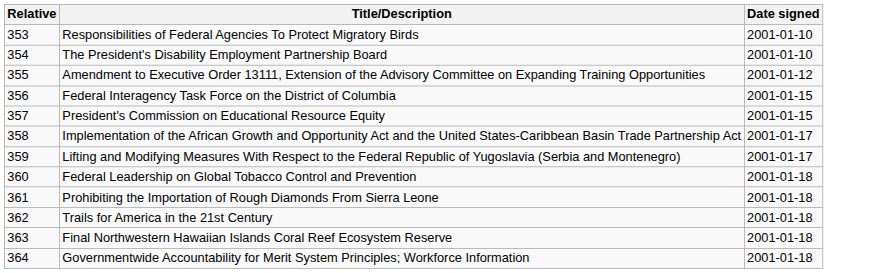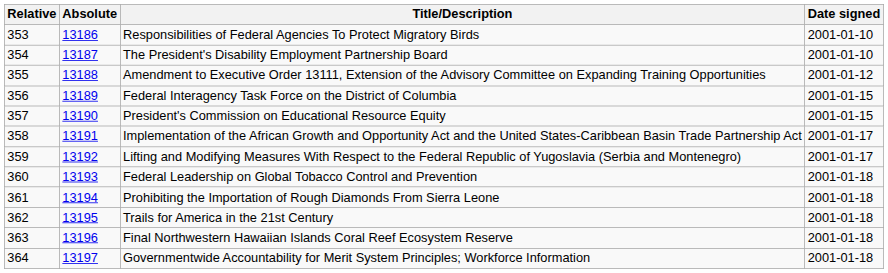+ column: (90, 14)
